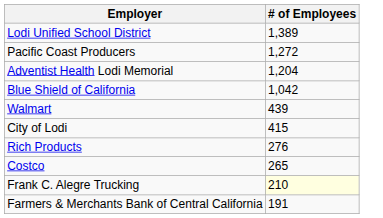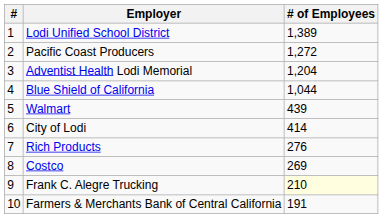+ column: (14, 14)
(283, 90) 1,042 -> (302, 90) 1,044
(278, 128) 415 -> (297, 128) 414
(278, 166) 265 -> (297, 166) 269
